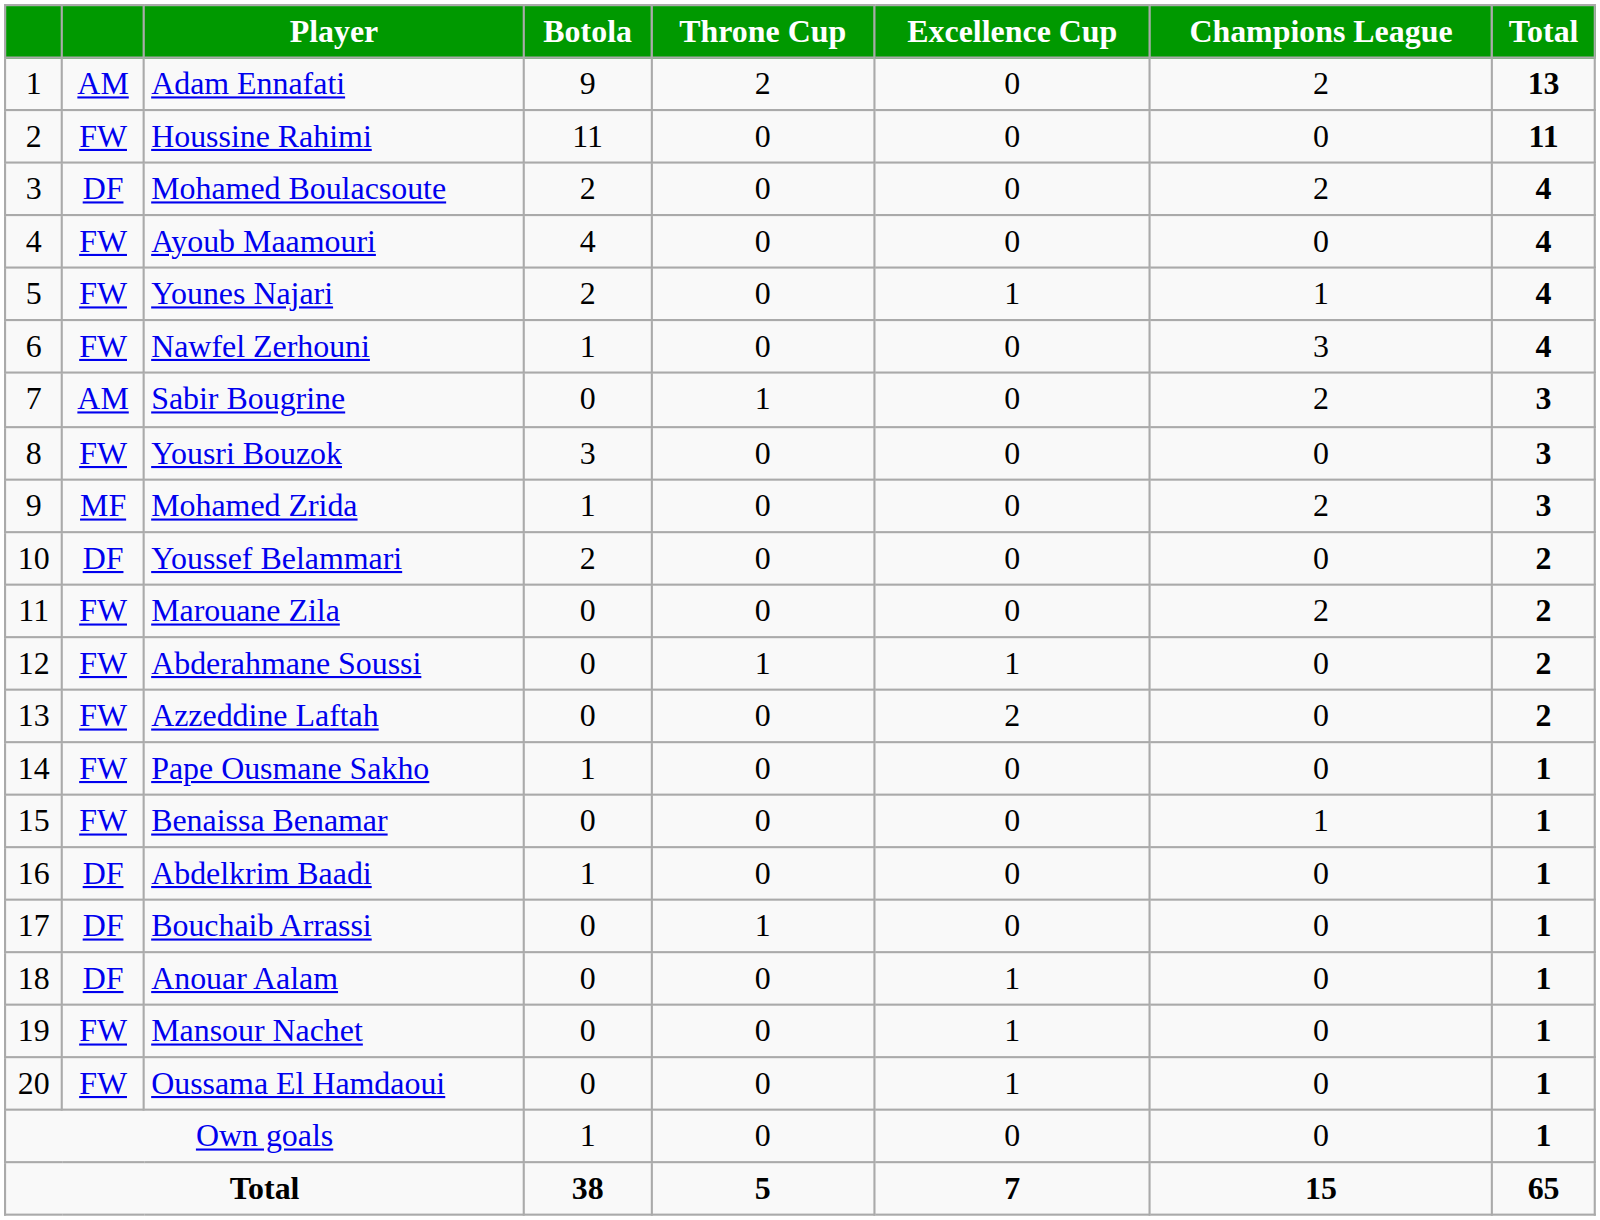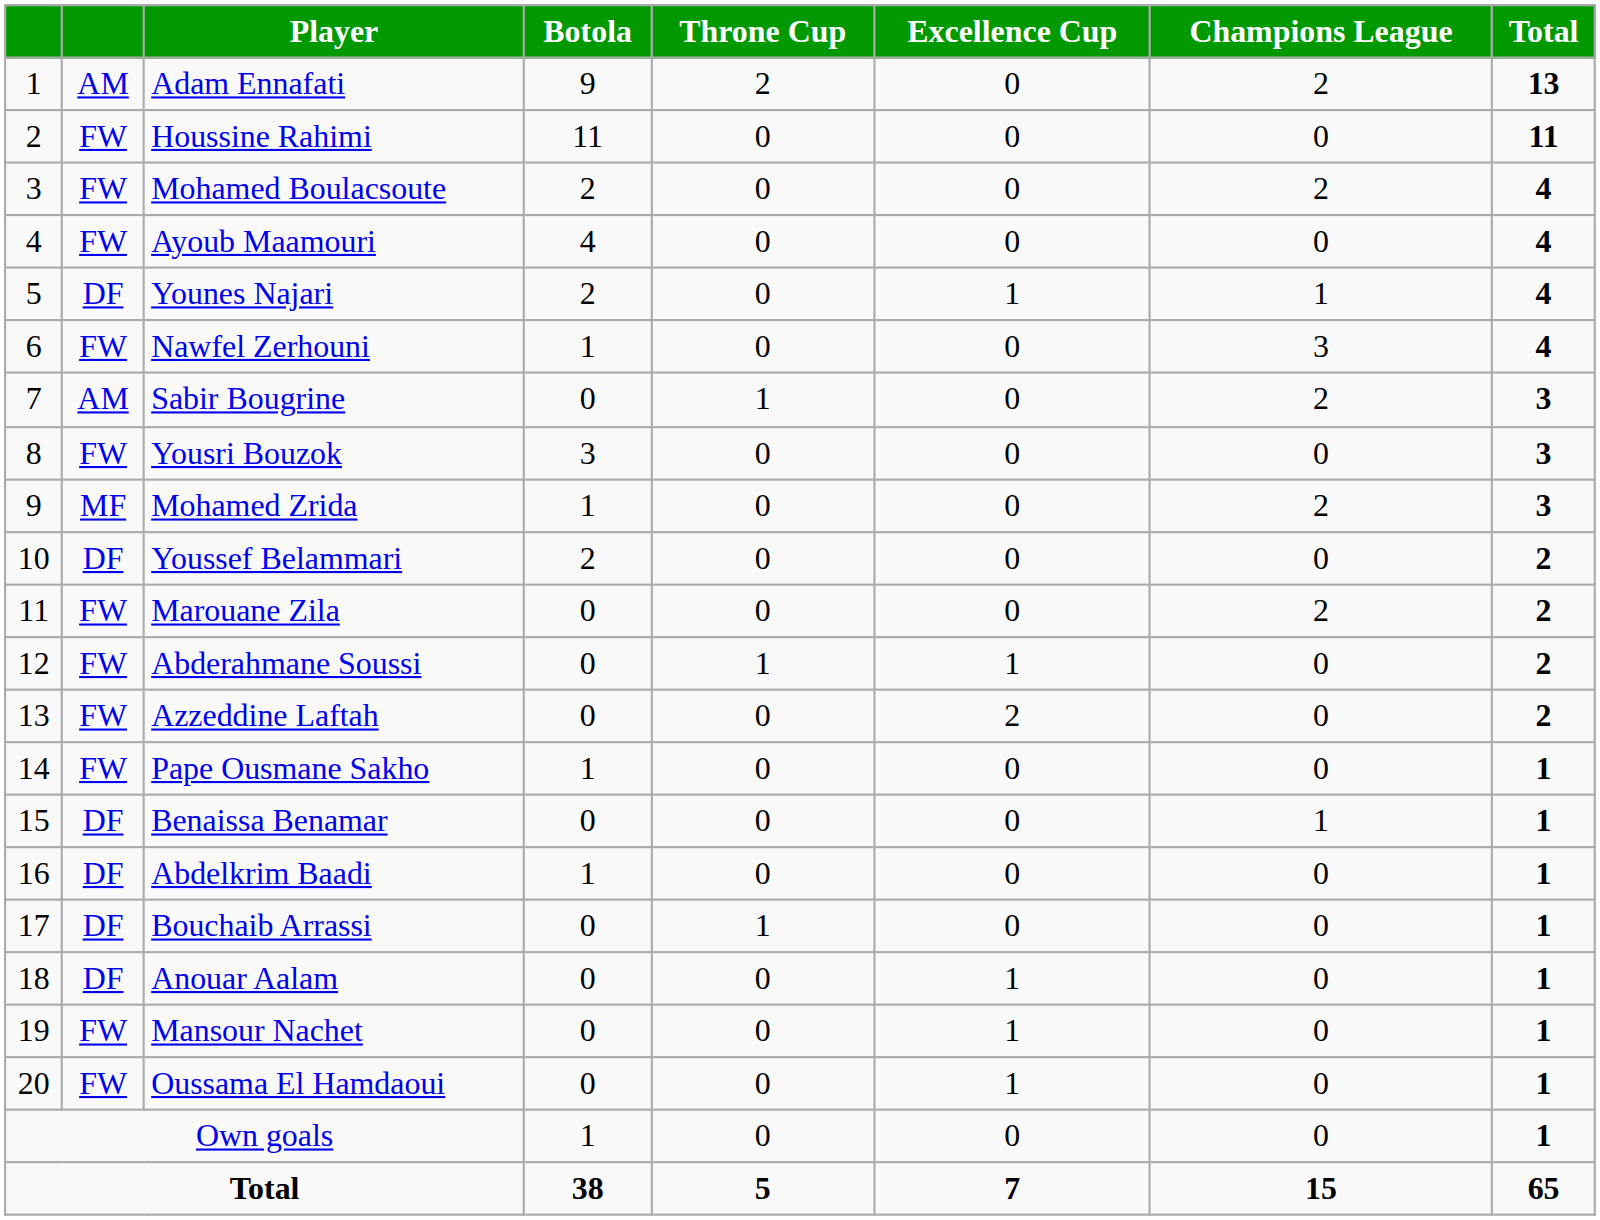(103, 188) DF -> (103, 188) FW
(103, 294) FW -> (103, 294) DF
(103, 820) FW -> (103, 820) DF
